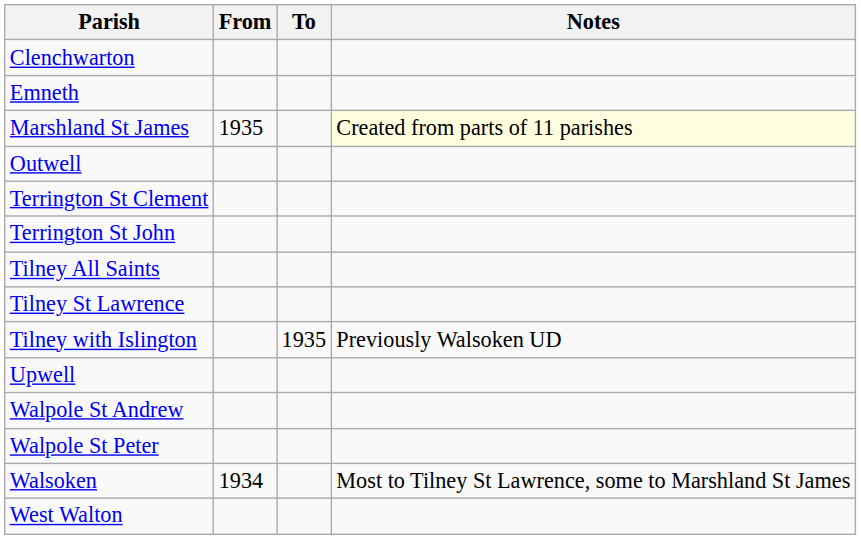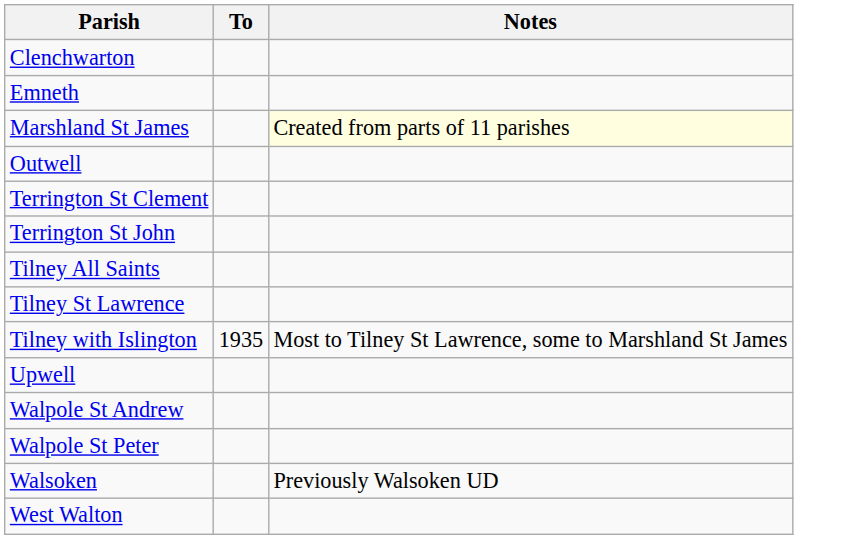- column: (245, 22)
(449, 339) Previously Walsoken UD -> (530, 339) Most to Tilney St Lawrence, some to Marshland St James
(593, 480) Most to Tilney St Lawrence, some to Marshland St James -> (386, 480) Previously Walsoken UD
